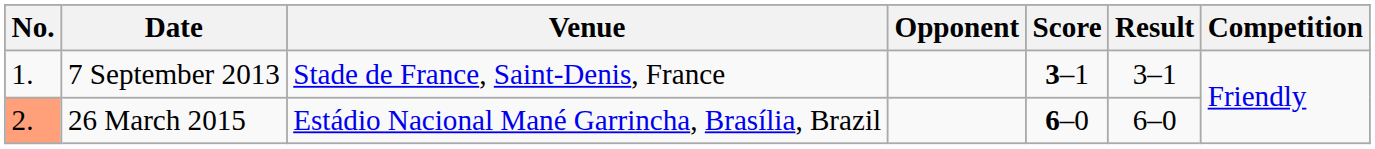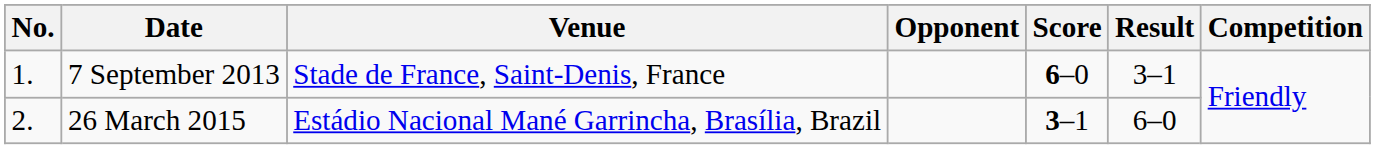(1067, 73) 3–1 -> (1067, 73) 6–0
(23, 119) lightsalmon background -> (23, 119) no background
(1067, 119) 6–0 -> (1067, 119) 3–1
